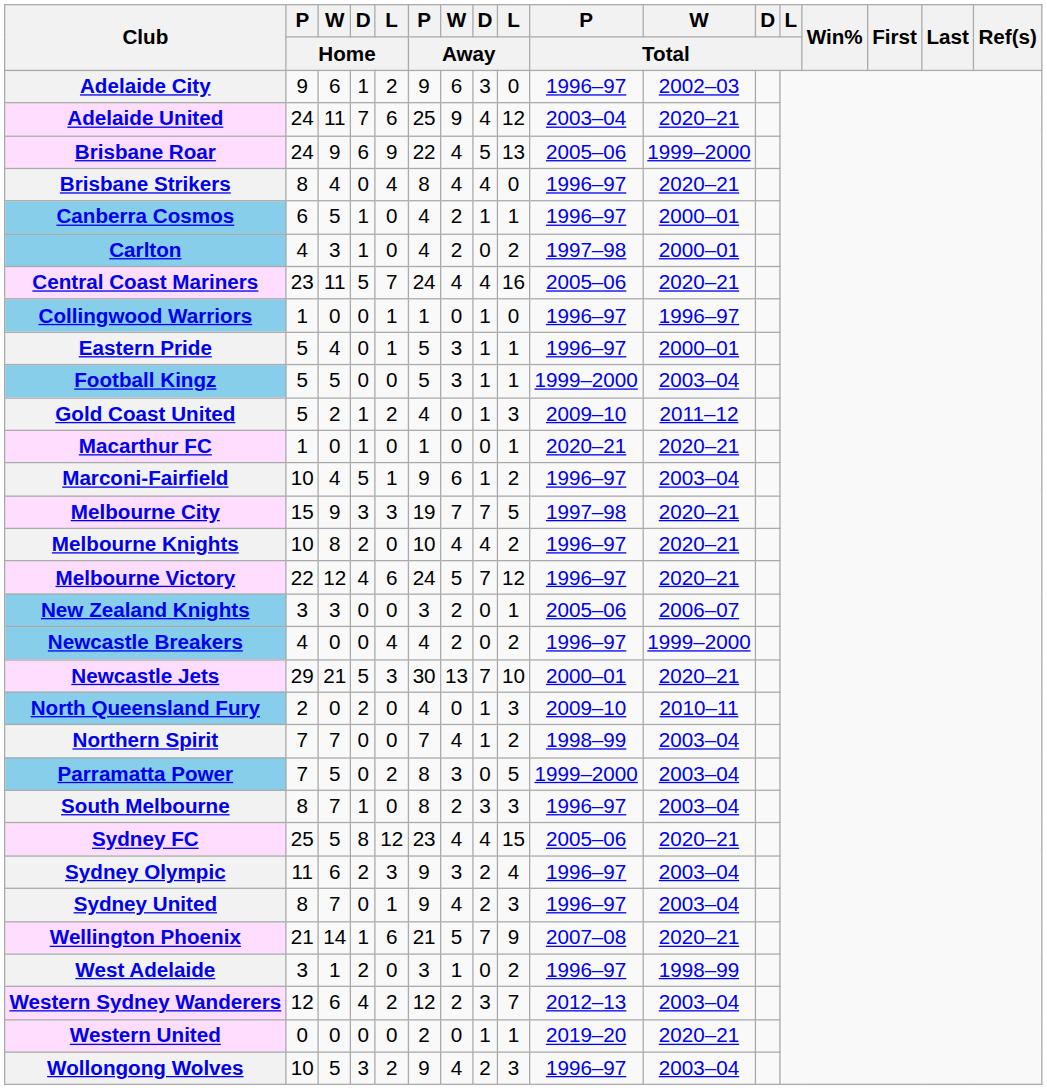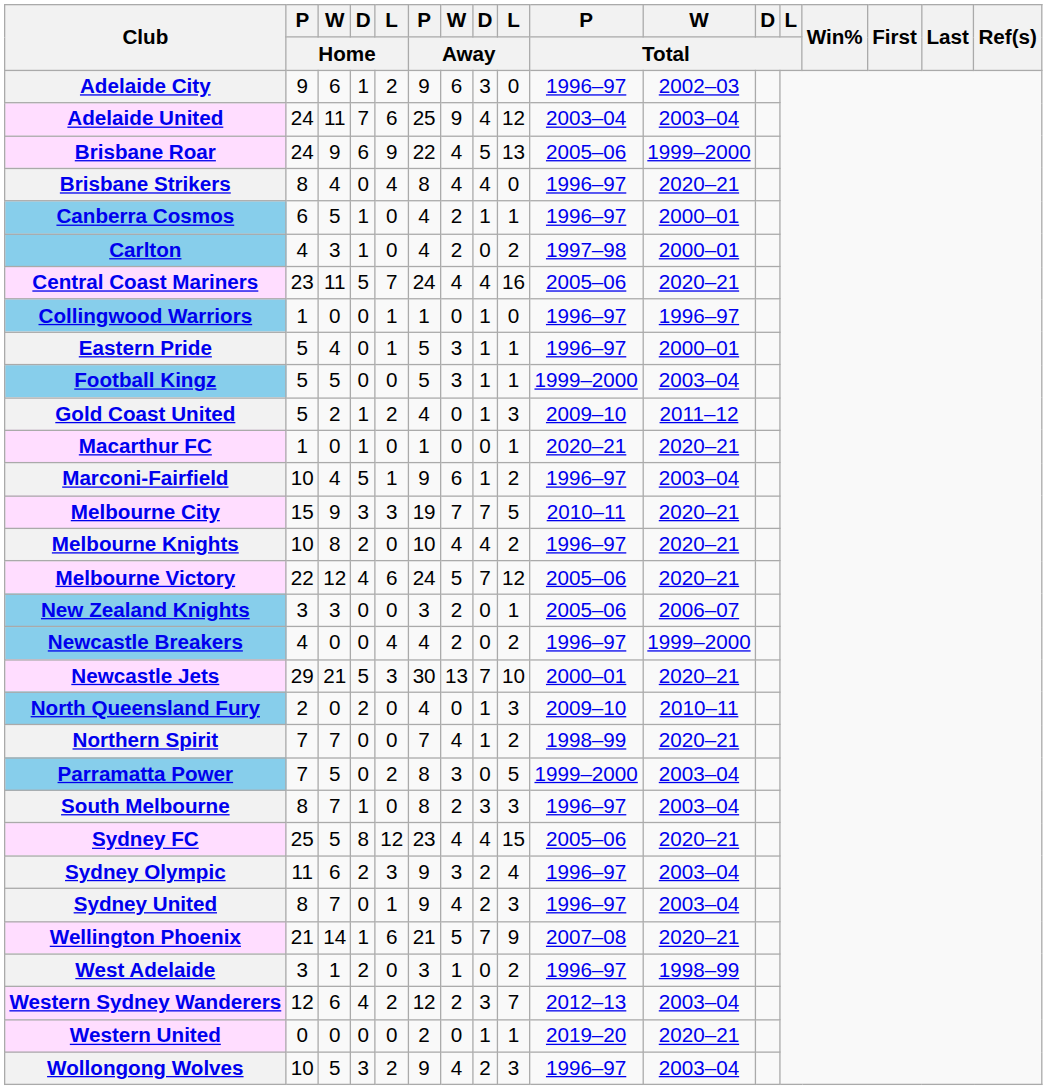(699, 119) 2020–21 -> (699, 119) 2003–04
(586, 511) 1997–98 -> (586, 511) 2010–11
(586, 577) 1996–97 -> (586, 577) 2005–06
(699, 741) 2003–04 -> (699, 741) 2020–21
